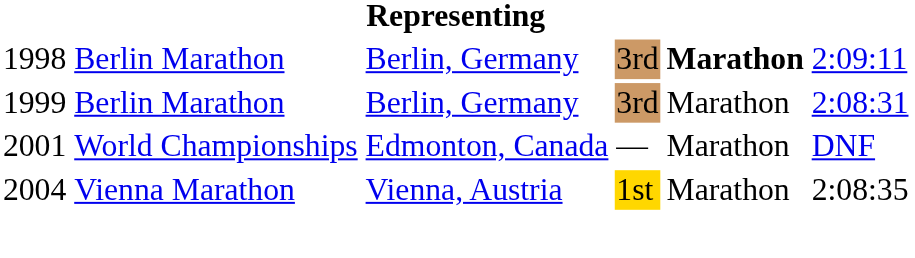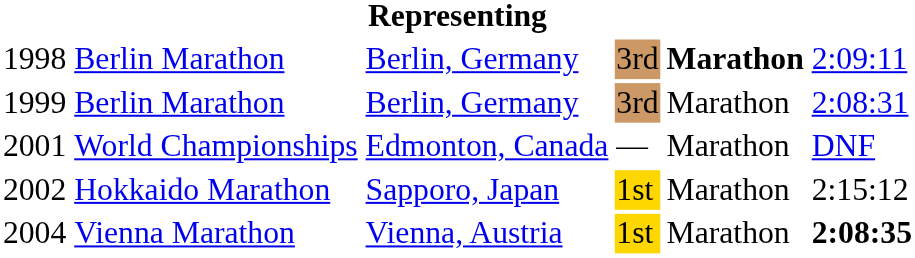+ row: (35, 189)
(860, 189) normal -> (862, 233) bold
